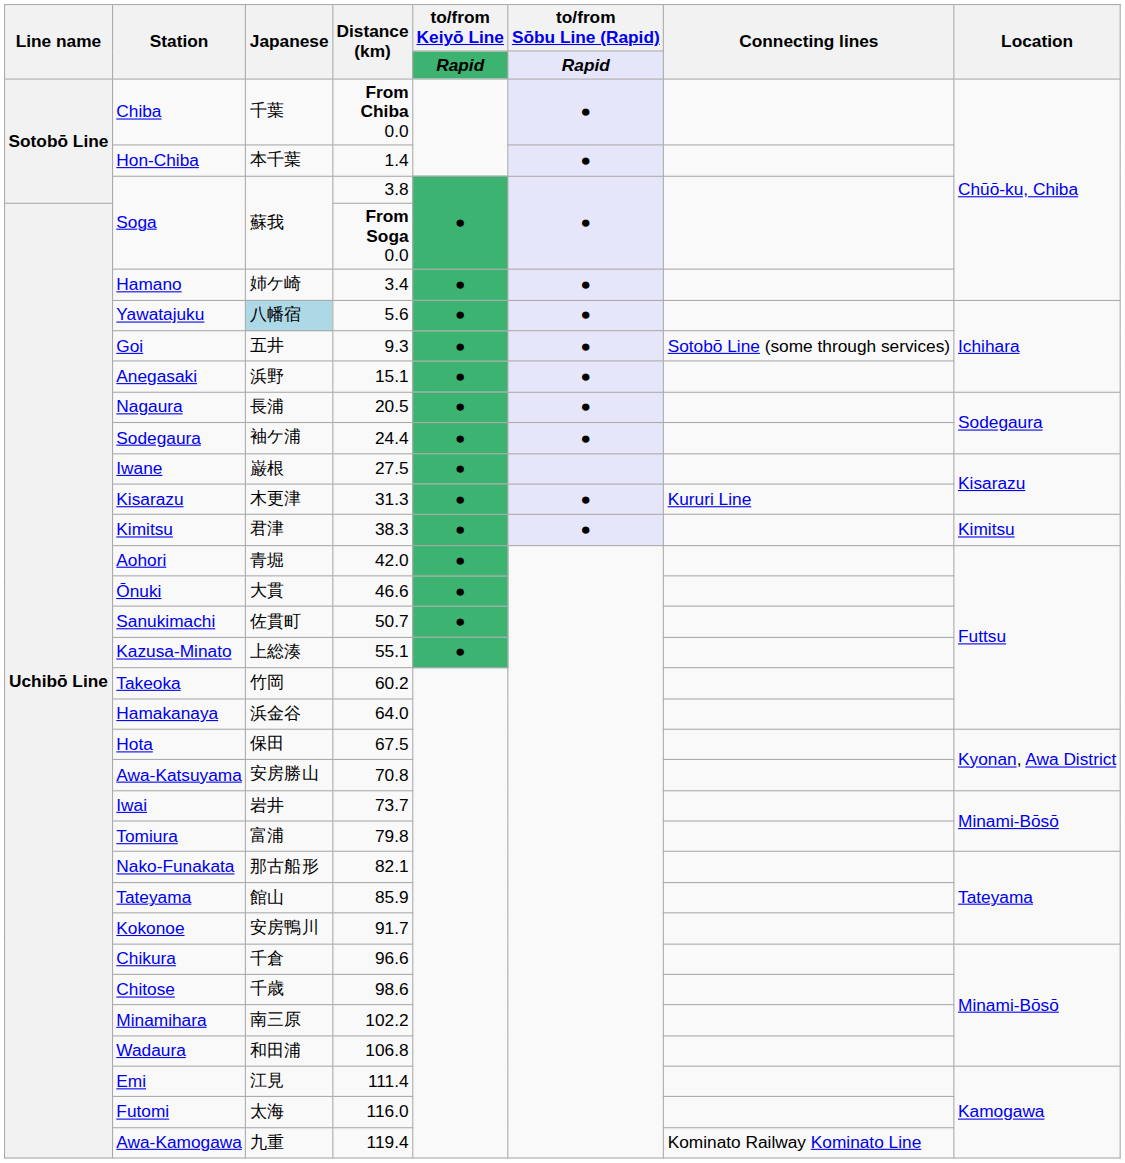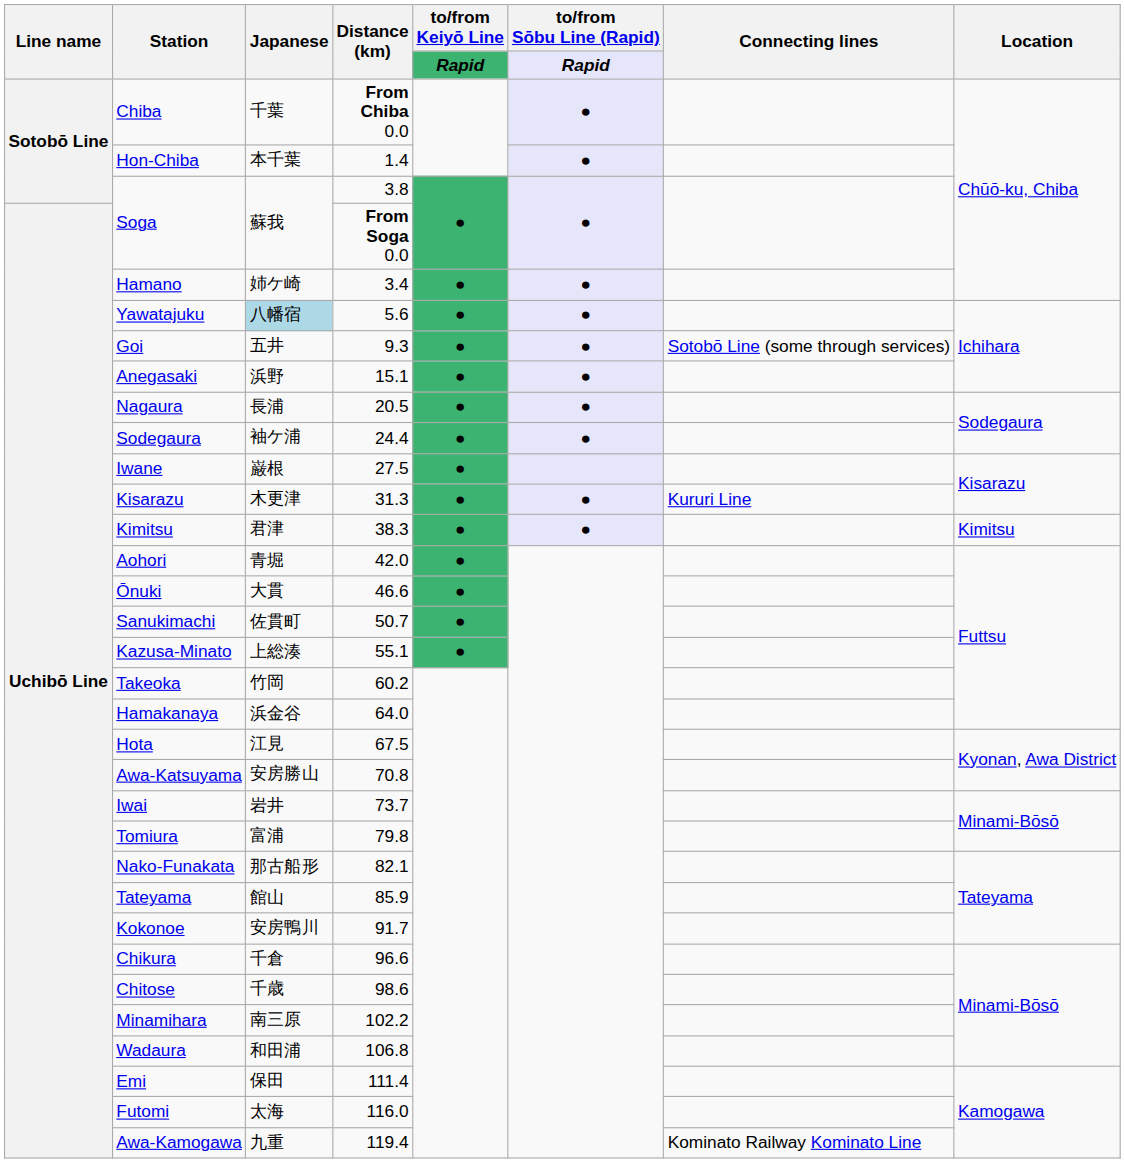(267, 743) 保田 -> (267, 743) 江見
(267, 1080) 江見 -> (267, 1080) 保田
